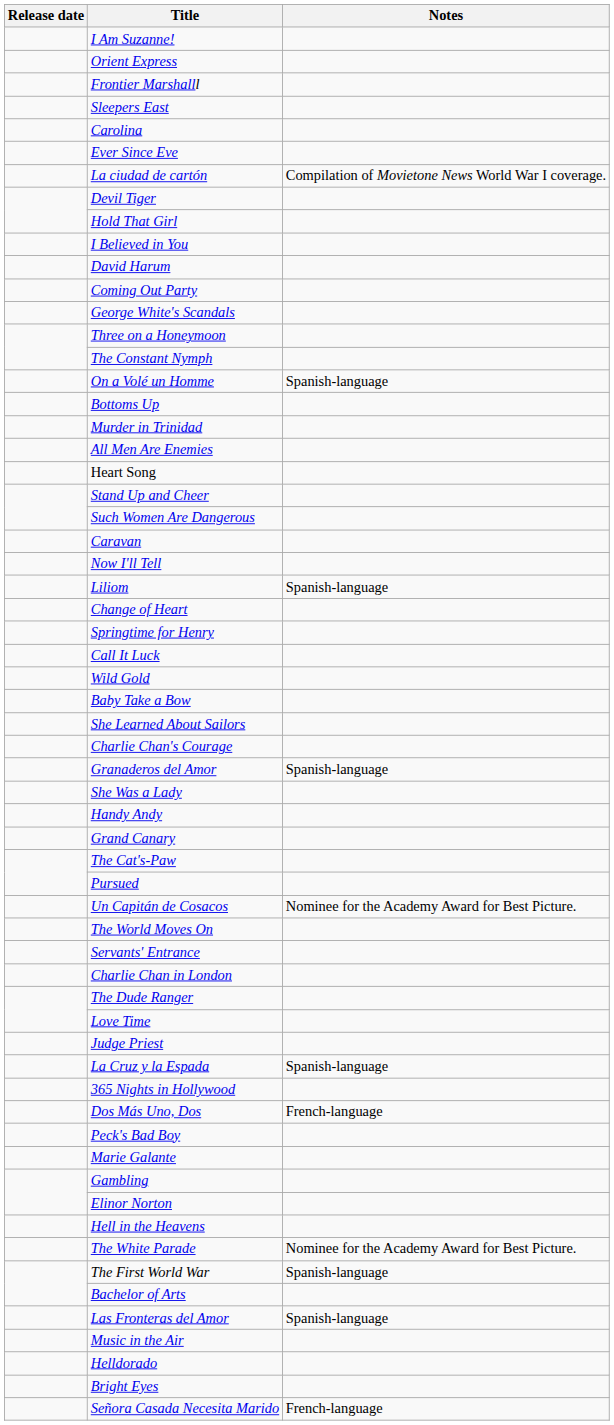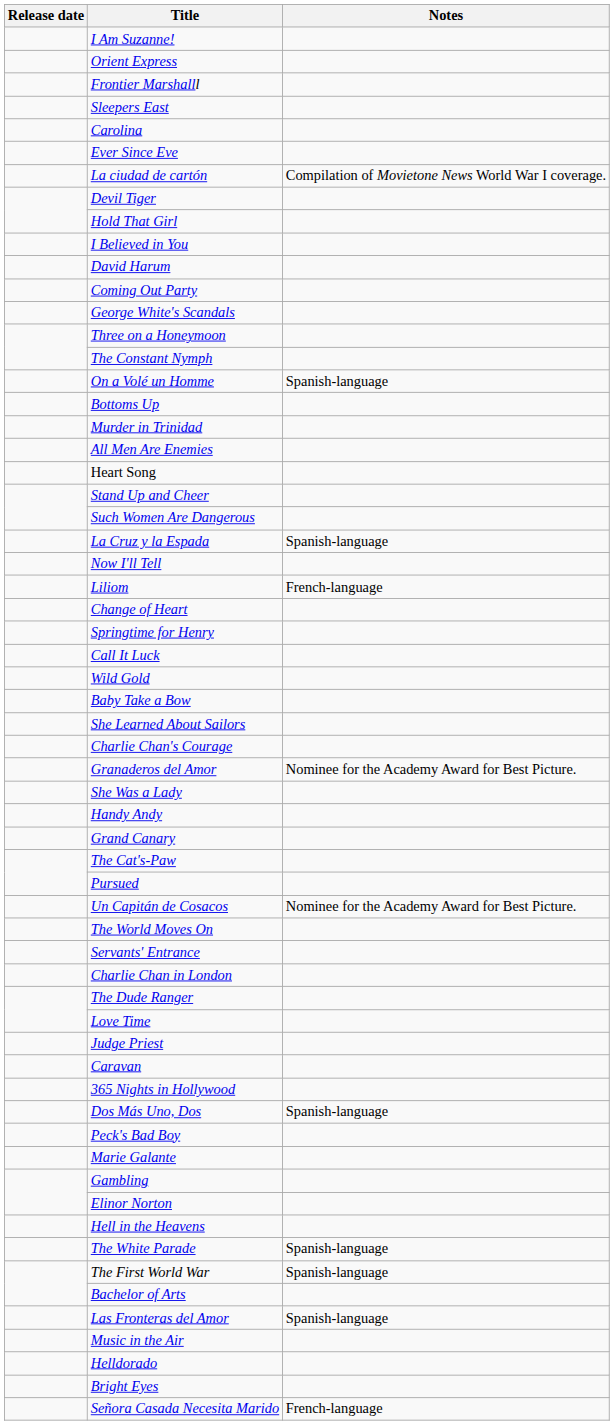rows swapped: (150, 1066) <-> (116, 541)
(337, 586) Spanish-language -> (334, 586) French-language
(337, 769) Spanish-language -> (431, 769) Nominee for the Academy Award for Best Picture.
(334, 1112) French-language -> (337, 1112) Spanish-language
(431, 1249) Nominee for the Academy Award for Best Picture. -> (337, 1249) Spanish-language
